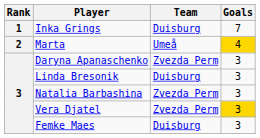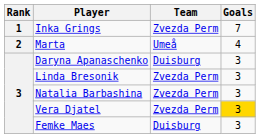(177, 29) Duisburg -> (186, 29) Zvezda Perm
(238, 45) gold background -> (238, 45) no background
(186, 61) Zvezda Perm -> (177, 61) Duisburg
(177, 77) Duisburg -> (186, 77) Zvezda Perm
